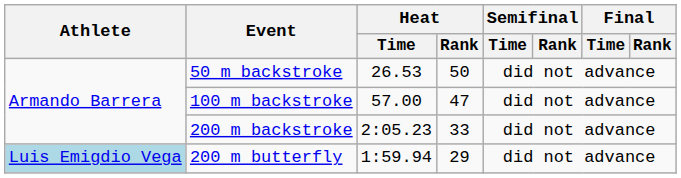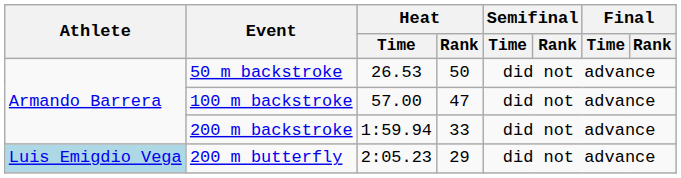(396, 129) 2:05.23 -> (396, 129) 1:59.94
(396, 158) 1:59.94 -> (396, 158) 2:05.23
